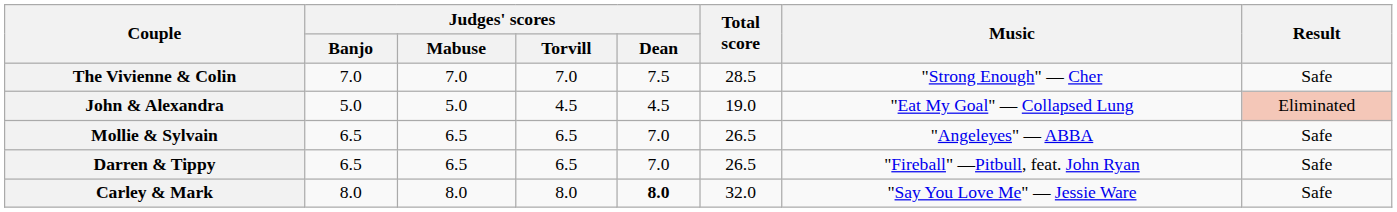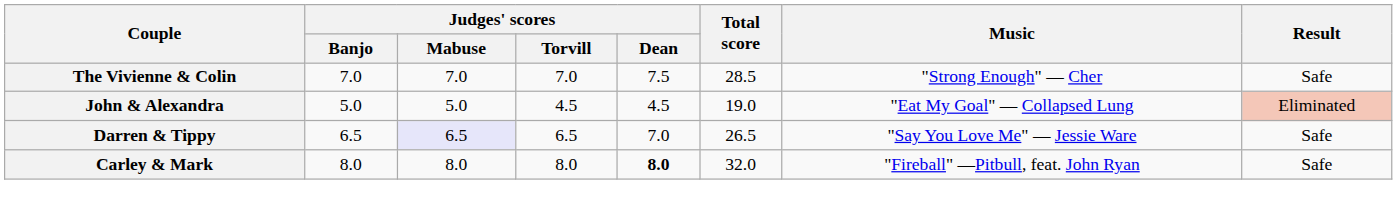- row: (154, 135)
(456, 164) no background -> (456, 135) lavender background
(1012, 164) "Fireball" —Pitbull, feat. John Ryan -> (1012, 135) "Say You Love Me" — Jessie Ware
(1012, 193) "Say You Love Me" — Jessie Ware -> (1012, 164) "Fireball" —Pitbull, feat. John Ryan
